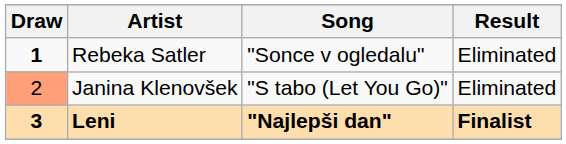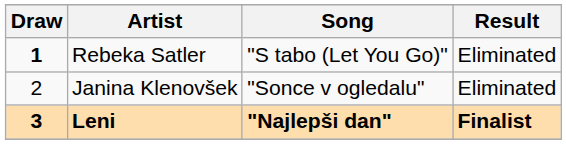(336, 54) "Sonce v ogledalu" -> (348, 54) "S tabo (Let You Go)"
(36, 88) lightsalmon background -> (36, 88) no background
(348, 88) "S tabo (Let You Go)" -> (336, 88) "Sonce v ogledalu"
